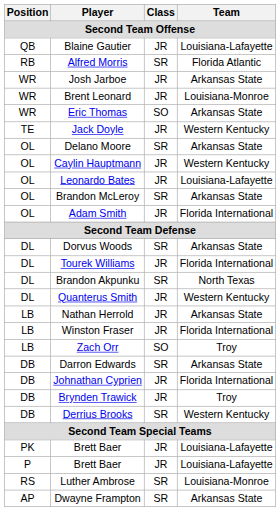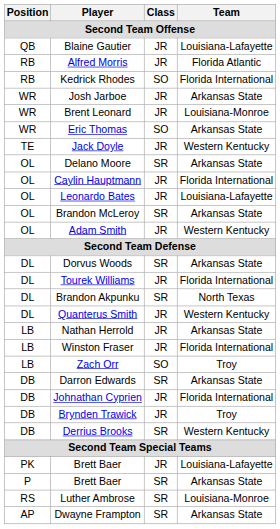(161, 63) SR -> (161, 63) JR
+ row: (28, 79)
(227, 163) Western Kentucky -> (227, 180) Florida International
(227, 213) Florida International -> (227, 230) Western Kentucky
(161, 465) JR -> (161, 481) SR
(227, 465) Louisiana-Lafayette -> (227, 481) Arkansas State
